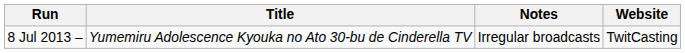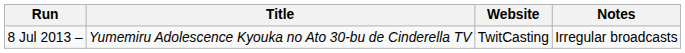columns swapped: (642, 15) <-> (539, 15)
